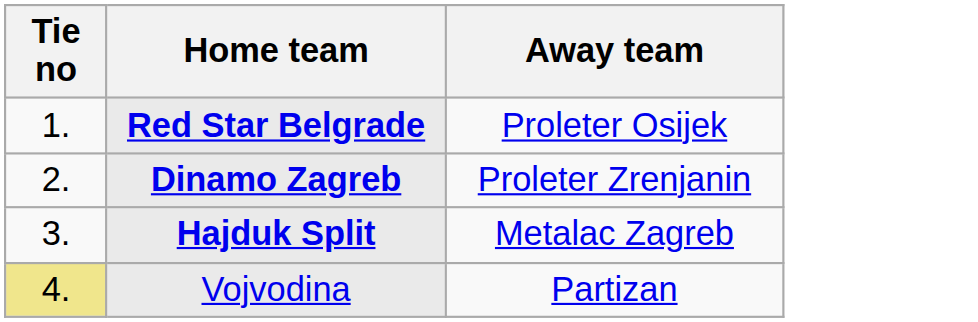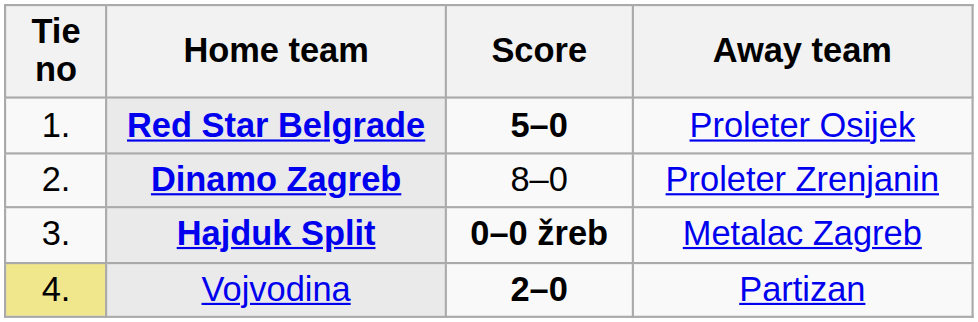+ column: (539, 51)
